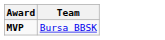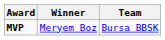+ column: (68, 12)
